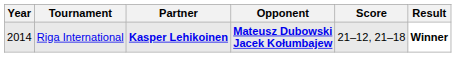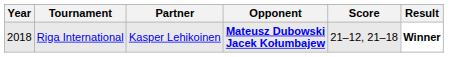(19, 37) 2014 -> (19, 37) 2018
(178, 37) bold -> (175, 37) normal
